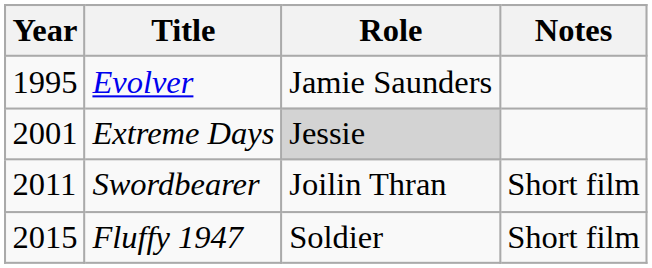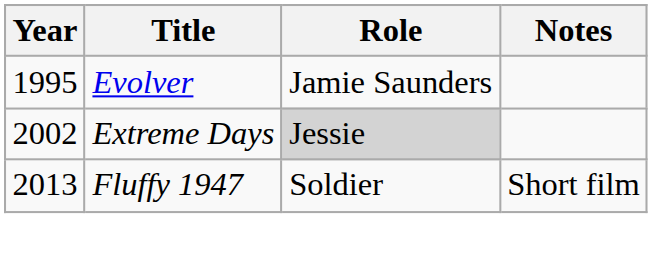(45, 133) 2001 -> (45, 133) 2002
- row: (176, 184)
(45, 236) 2015 -> (45, 184) 2013
